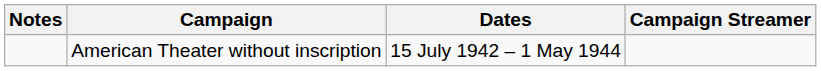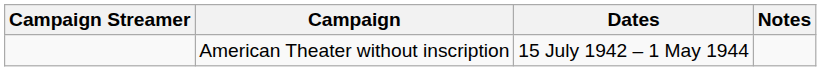columns swapped: (720, 19) <-> (36, 19)
